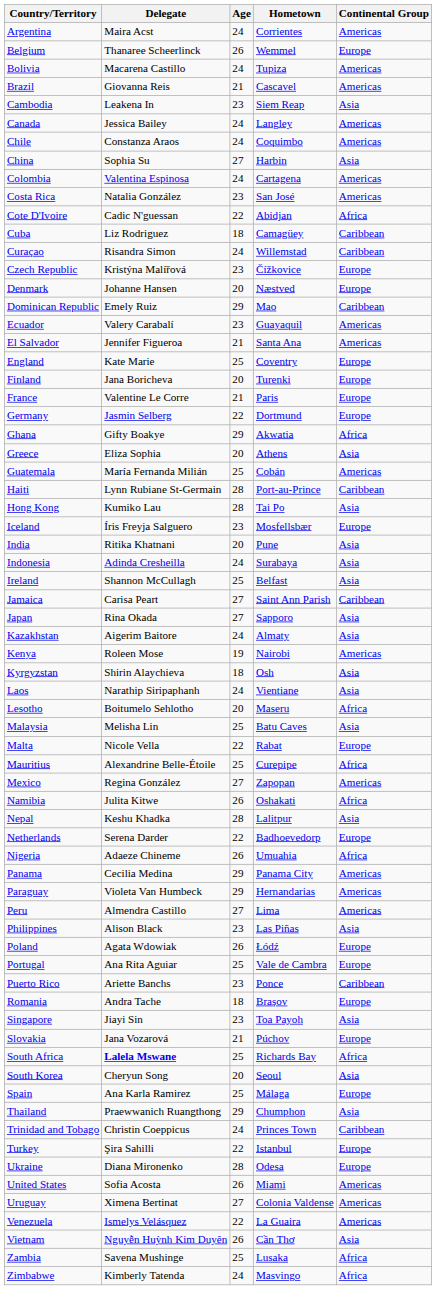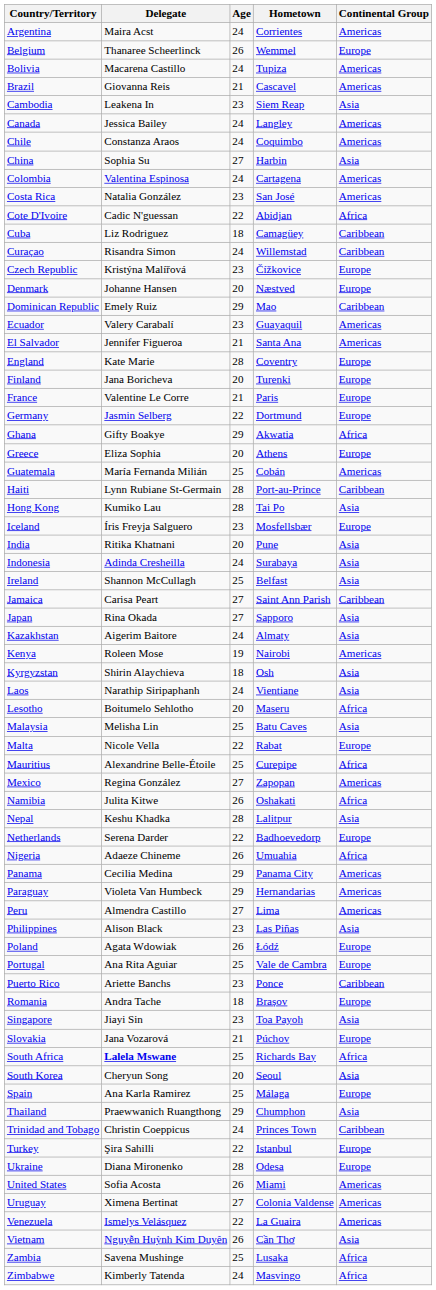(238, 361) 25 -> (238, 361) 28
(349, 452) Asia -> (355, 452) Europe
